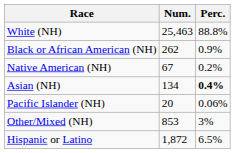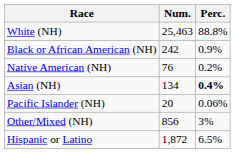(170, 49) 262 -> (170, 49) 242
(167, 67) 67 -> (167, 67) 76
(170, 121) 853 -> (170, 121) 856
